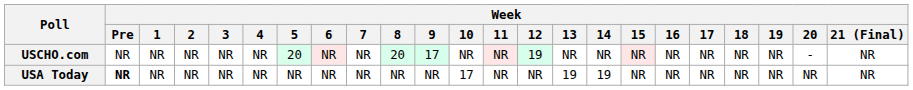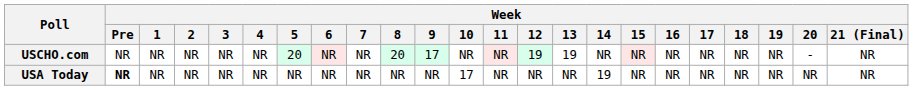(569, 55) NR -> (569, 55) 19
(569, 75) 19 -> (569, 75) NR
